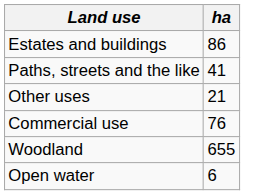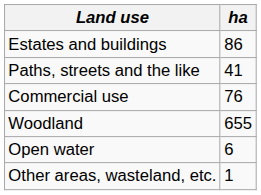- row: (49, 96)
+ row: (112, 176)
